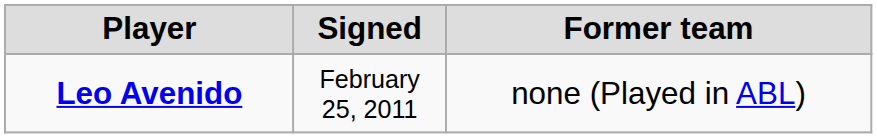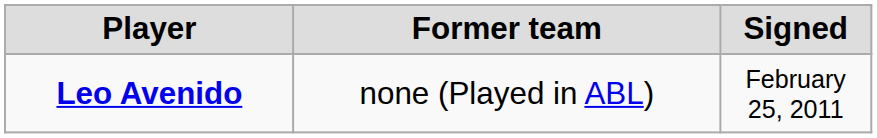columns swapped: (370, 29) <-> (659, 29)
